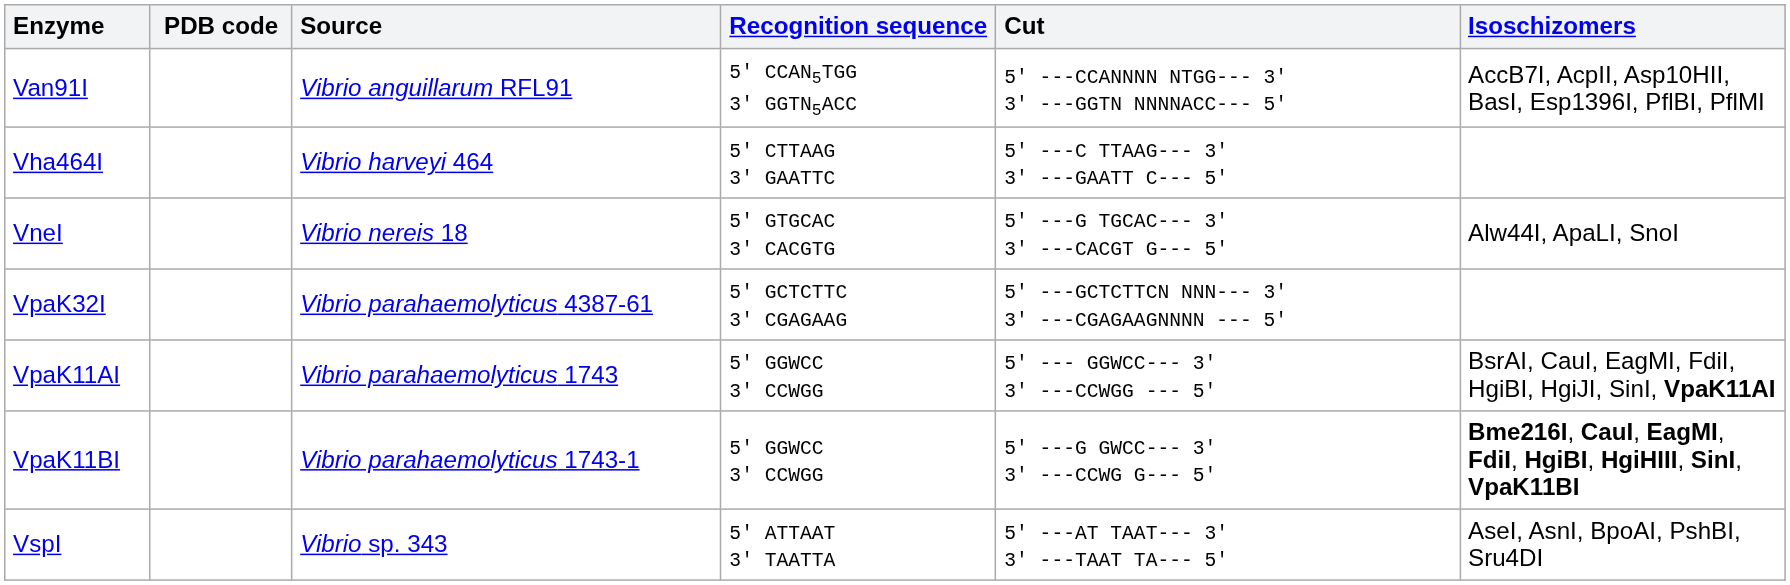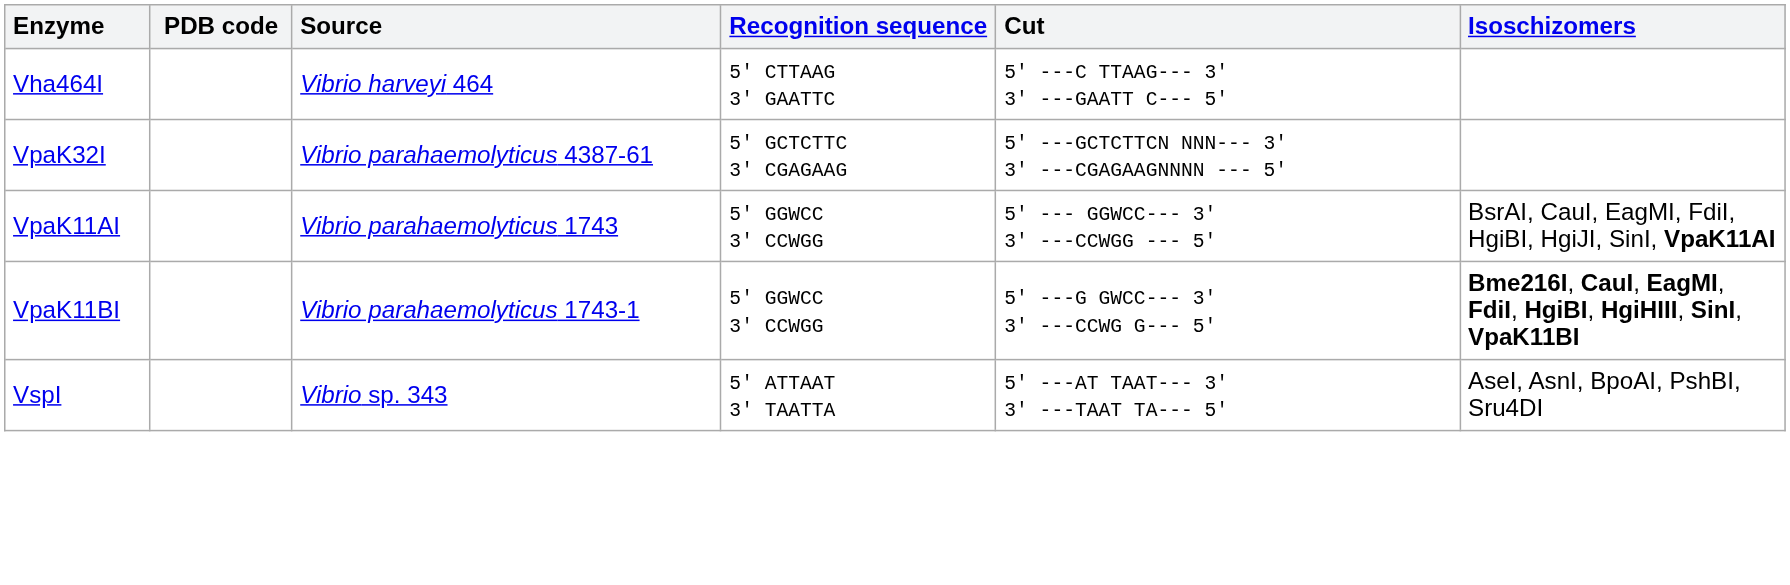- row: (50, 87)
- row: (38, 233)
